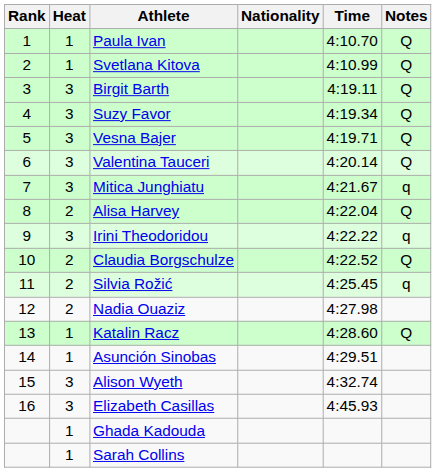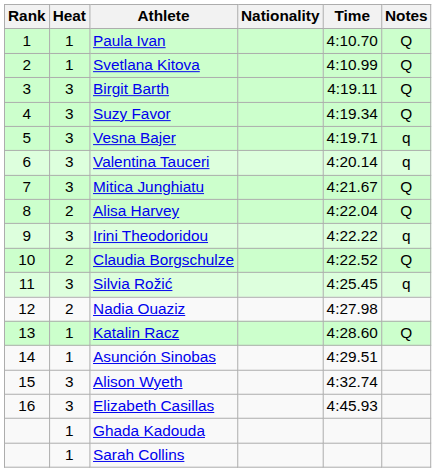(406, 138) Q -> (406, 138) q
(406, 162) Q -> (406, 162) q
(406, 187) q -> (406, 187) Q
(69, 284) 2 -> (69, 284) 3
